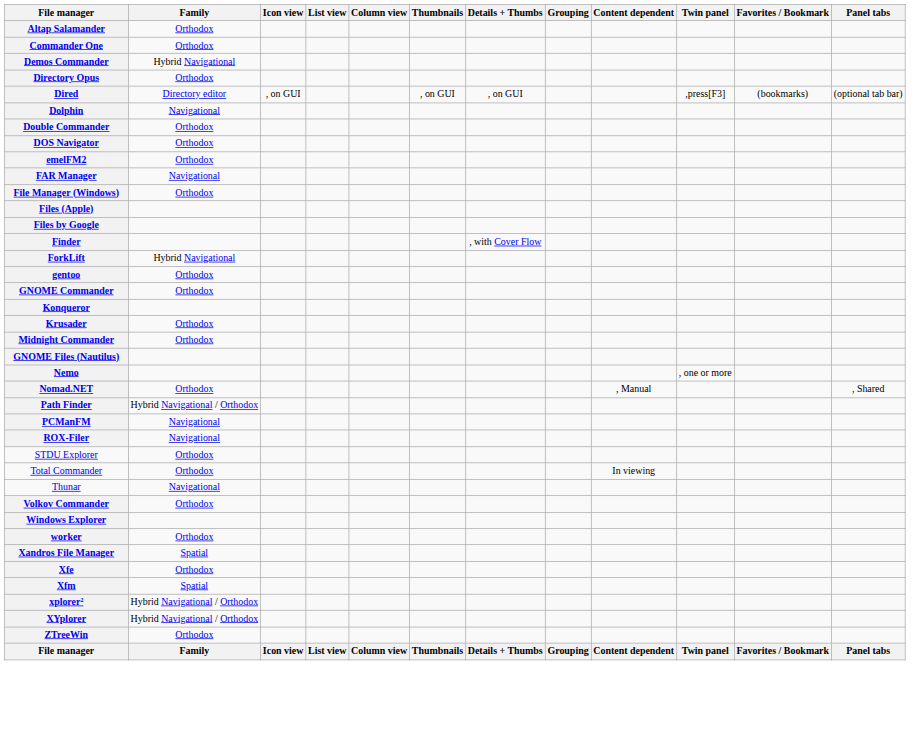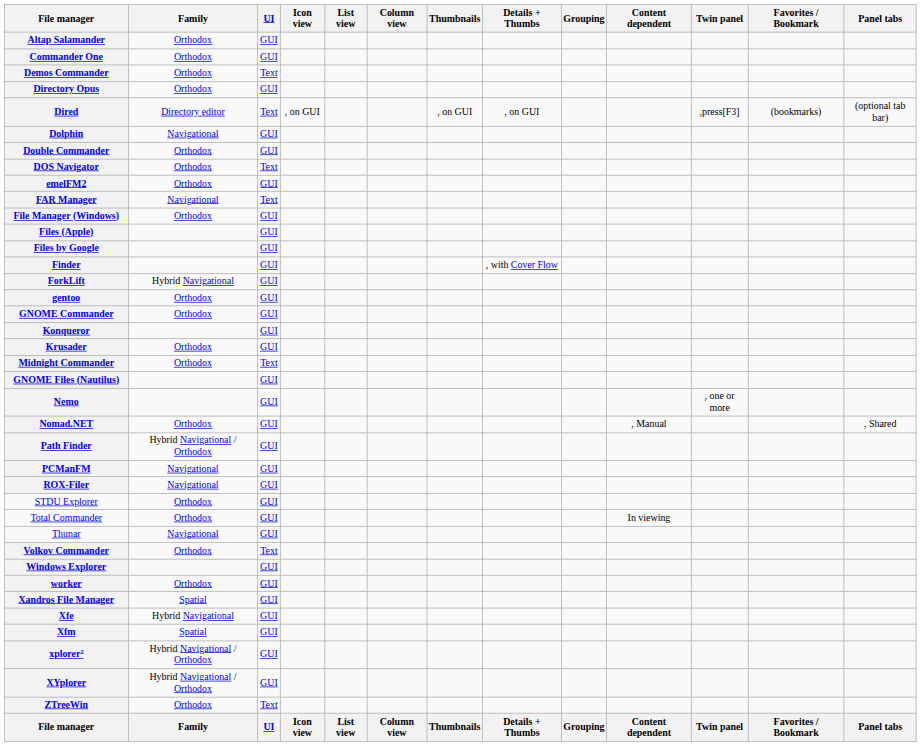+ column: (269, 18)
(194, 61) Hybrid Navigational -> (193, 73) Orthodox
(194, 569) Orthodox -> (193, 615) Hybrid Navigational
